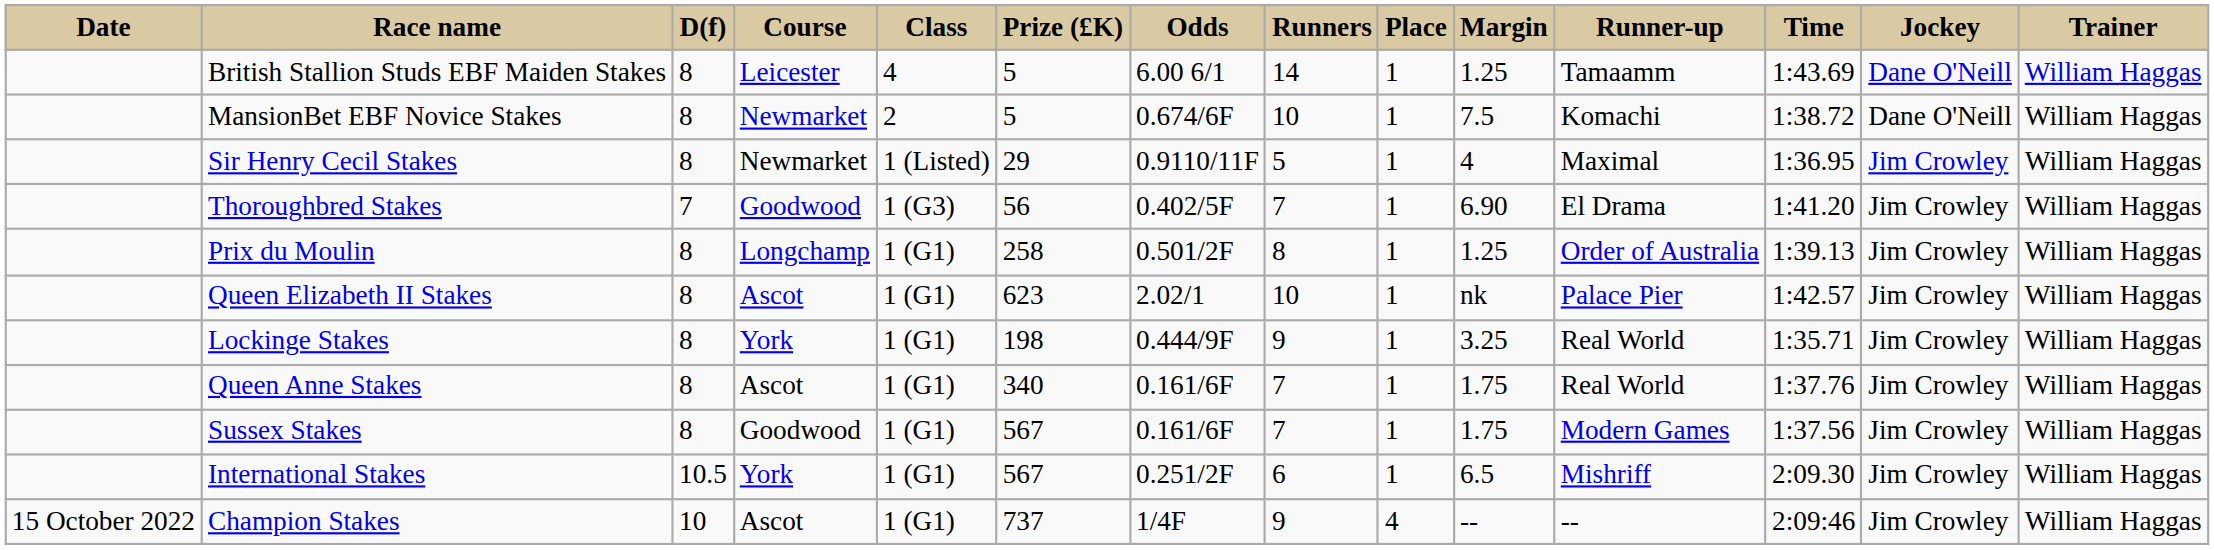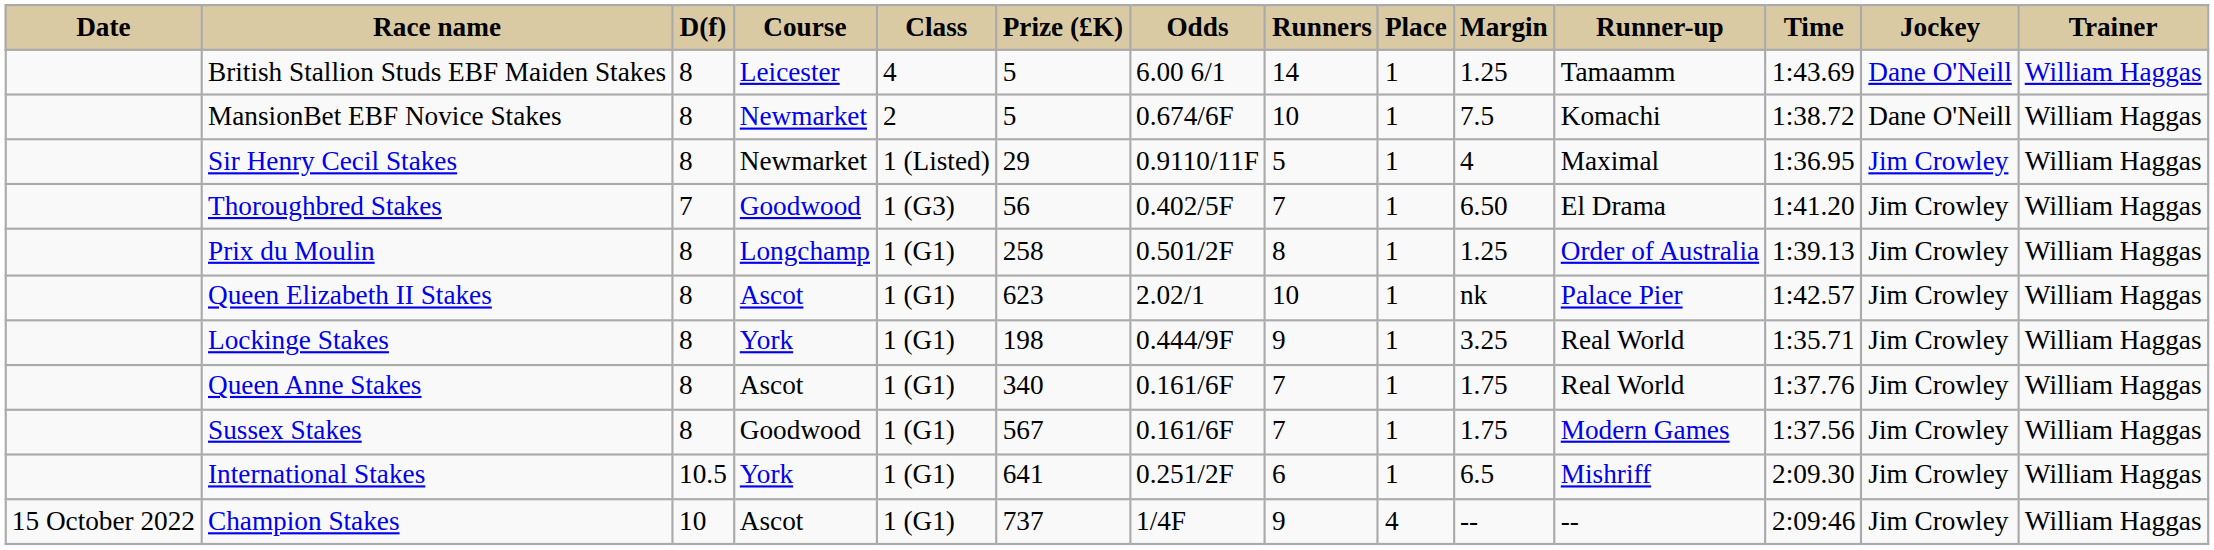(1484, 206) 6.90 -> (1484, 206) 6.50
(1023, 476) 567 -> (1023, 476) 641
